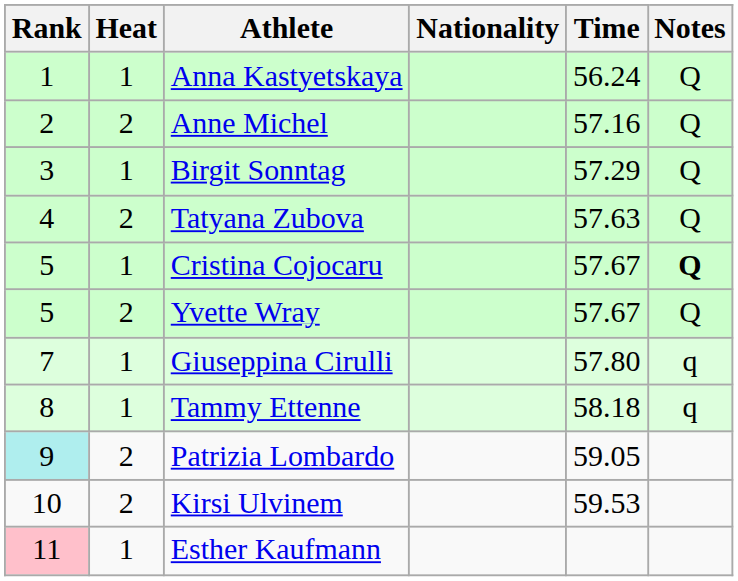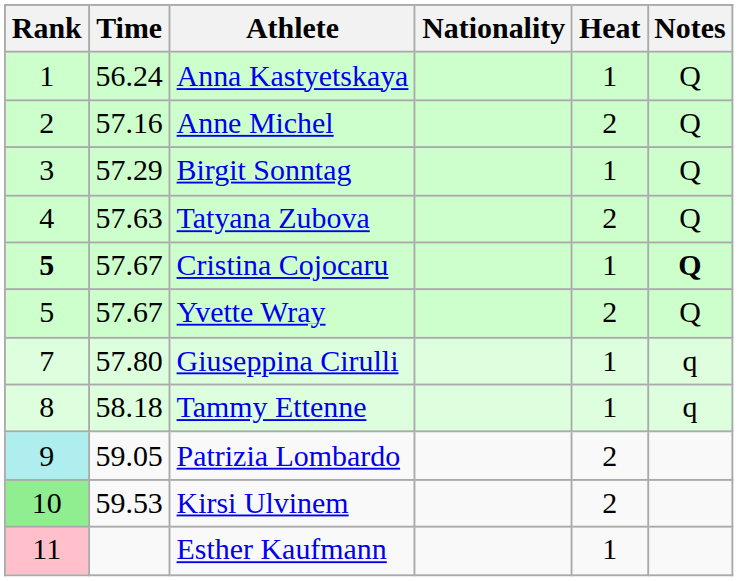columns swapped: (126, 28) <-> (607, 28)
(47, 265) normal -> (47, 265) bold
(47, 502) no background -> (47, 502) lightgreen background
